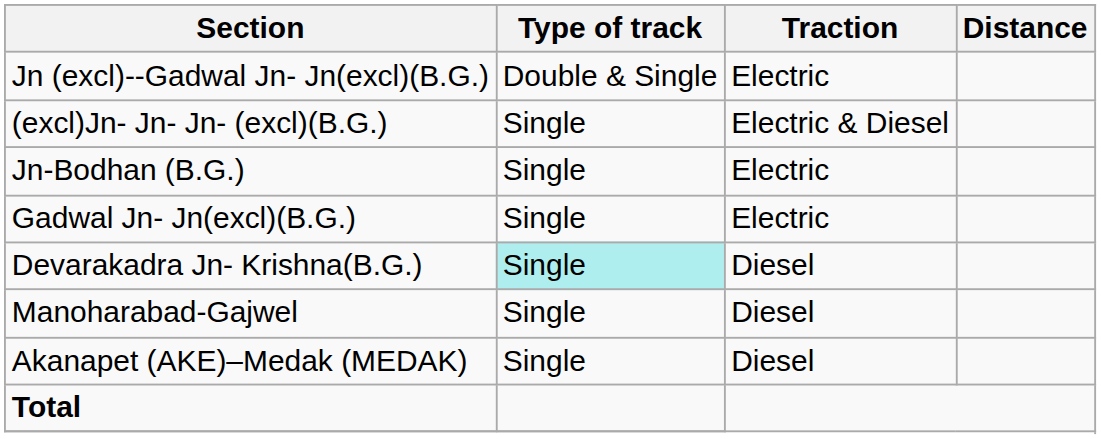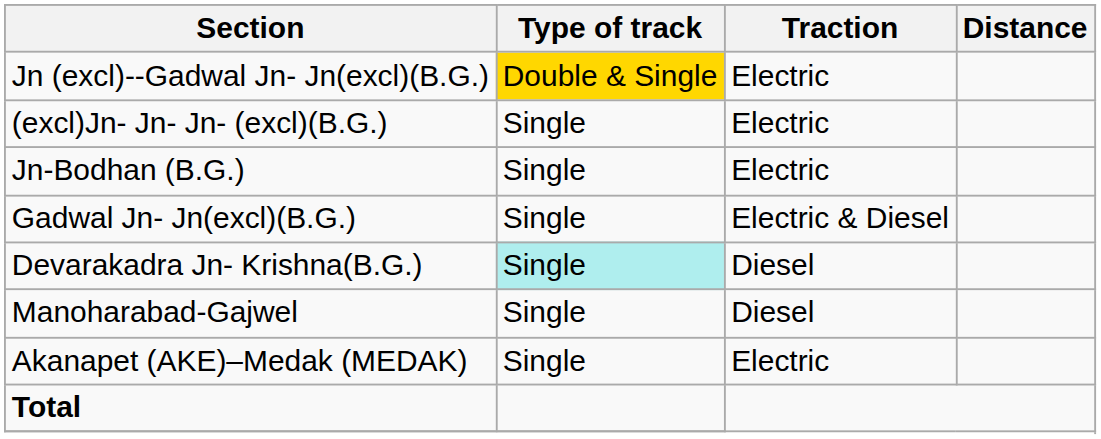(610, 75) no background -> (610, 75) gold background
(840, 123) Electric & Diesel -> (780, 123) Electric
(780, 218) Electric -> (840, 218) Electric & Diesel
(773, 360) Diesel -> (780, 360) Electric
